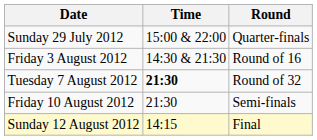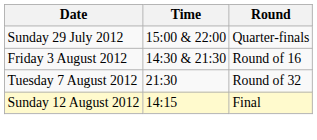(162, 80) bold -> (161, 80) normal
- row: (71, 102)
